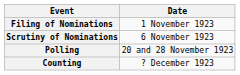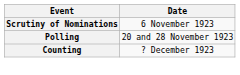- row: (62, 24)
